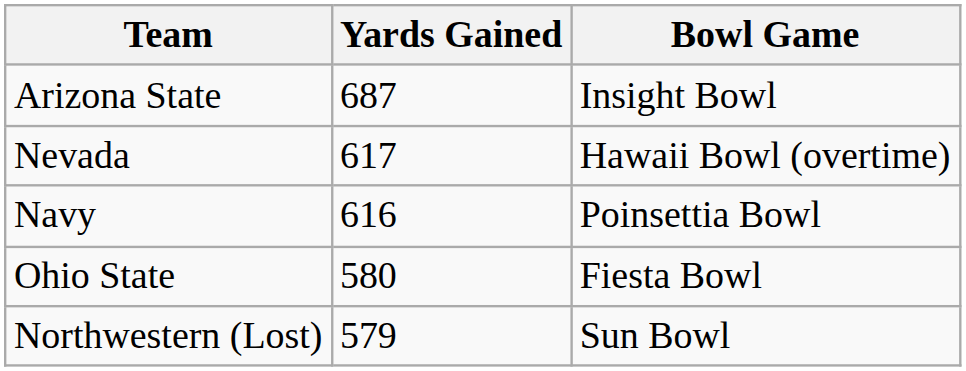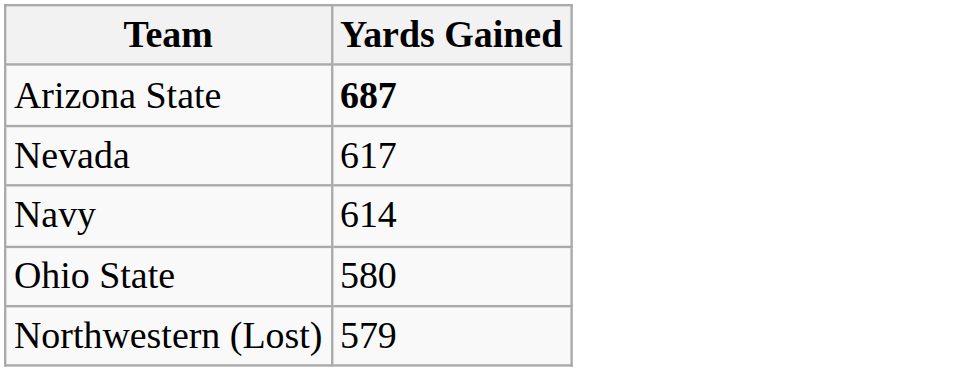- column: (765, 34)
(368, 94) normal -> (368, 94) bold
(368, 214) 616 -> (368, 214) 614
